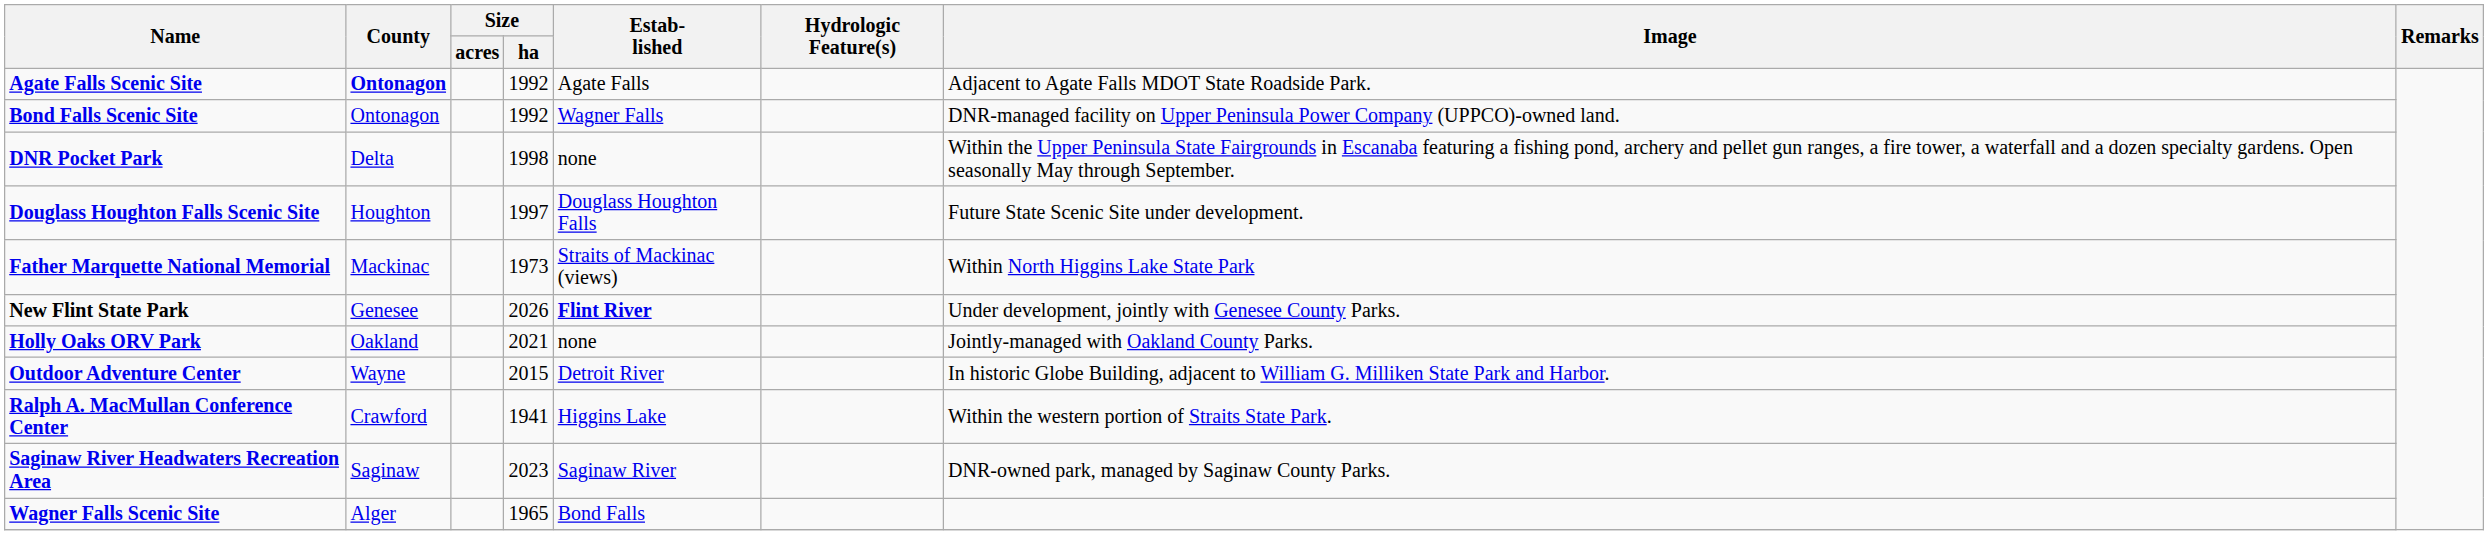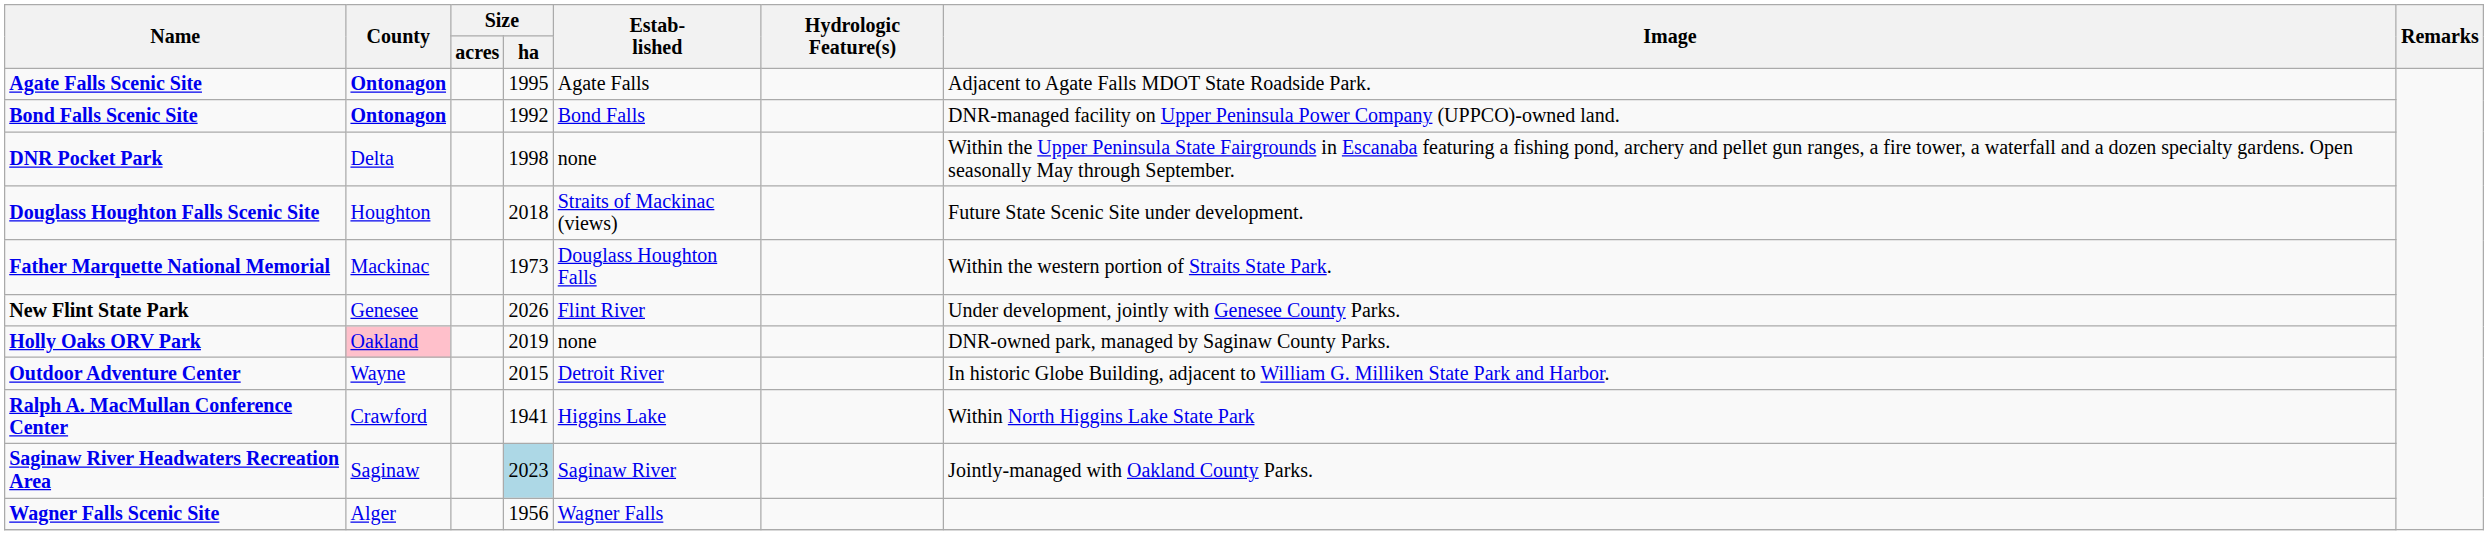(529, 83) 1992 -> (529, 83) 1995
(395, 115) normal -> (398, 115) bold
(611, 115) Wagner Falls -> (601, 115) Bond Falls
(529, 212) 1997 -> (529, 212) 2018
(637, 212) Douglass Houghton Falls -> (636, 212) Straits of Mackinac (views)
(636, 266) Straits of Mackinac (views) -> (637, 266) Douglass Houghton Falls
(1101, 266) Within North Higgins Lake State Park -> (1140, 266) Within the western portion of Straits State Park.
(605, 309) bold -> (601, 309) normal
(384, 341) no background -> (384, 341) pink background
(529, 341) 2021 -> (529, 341) 2019
(1131, 341) Jointly-managed with Oakland County Parks. -> (1169, 341) DNR-owned park, managed by Saginaw County Parks.
(1140, 416) Within the western portion of Straits State Park. -> (1101, 416) Within North Higgins Lake State Park
(529, 470) no background -> (529, 470) lightblue background
(1169, 470) DNR-owned park, managed by Saginaw County Parks. -> (1131, 470) Jointly-managed with Oakland County Parks.
(529, 513) 1965 -> (529, 513) 1956
(601, 513) Bond Falls -> (611, 513) Wagner Falls
